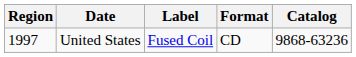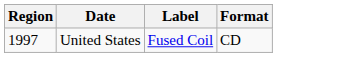- column: (312, 16)
